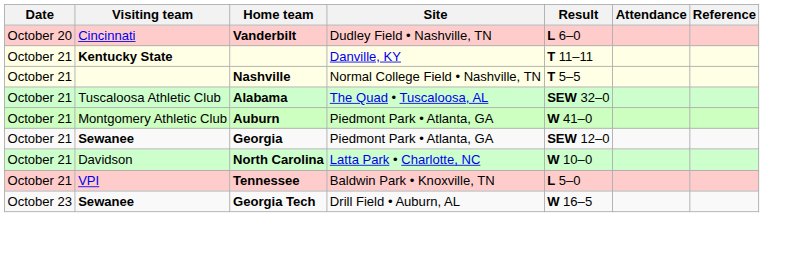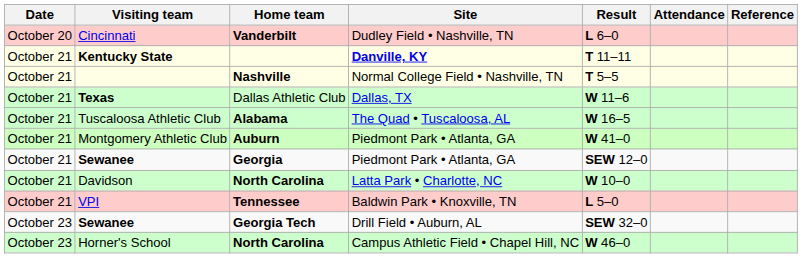(365, 56) normal -> (389, 56) bold
+ row: (96, 98)
(578, 98) SEW 32–0 -> (608, 118) W 16–5
(570, 201) W 16–5 -> (616, 222) SEW 32–0
+ row: (124, 243)
